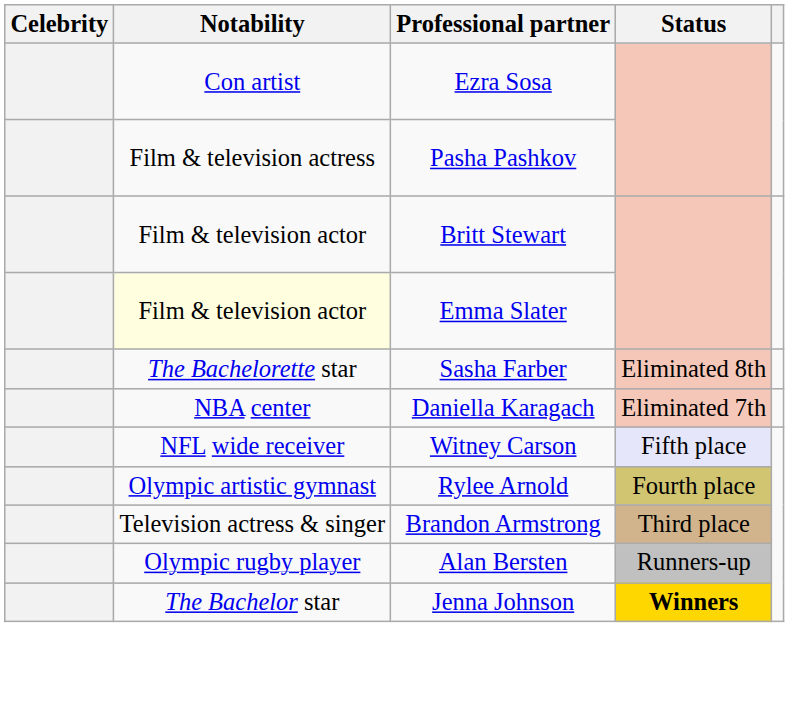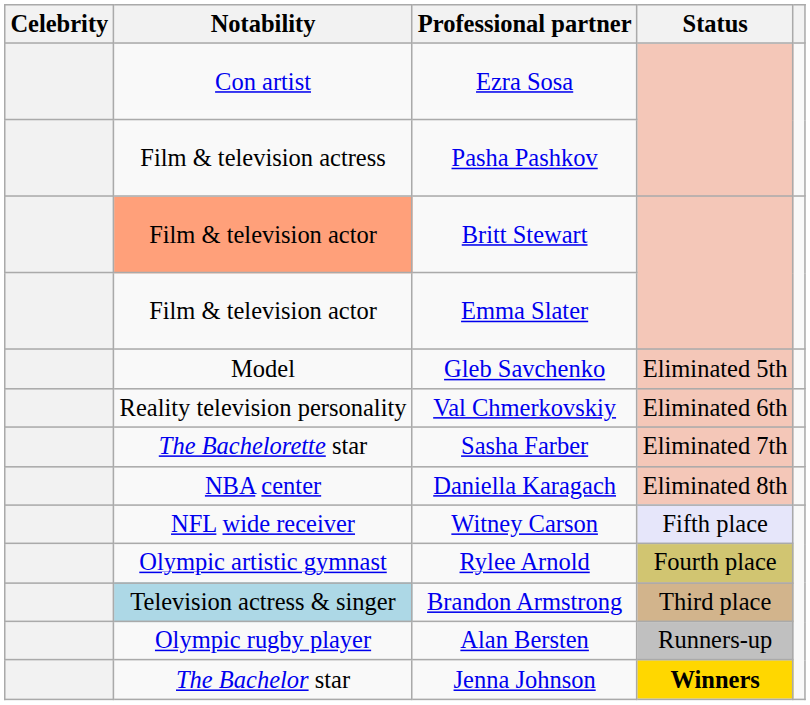(252, 234) no background -> (263, 234) lightsalmon background
(252, 311) lightyellow background -> (263, 311) no background
+ row: (525, 368)
+ row: (525, 407)
(694, 368) Eliminated 8th -> (715, 446) Eliminated 7th
(694, 407) Eliminated 7th -> (715, 485) Eliminated 8th
(252, 524) no background -> (263, 601) lightblue background
